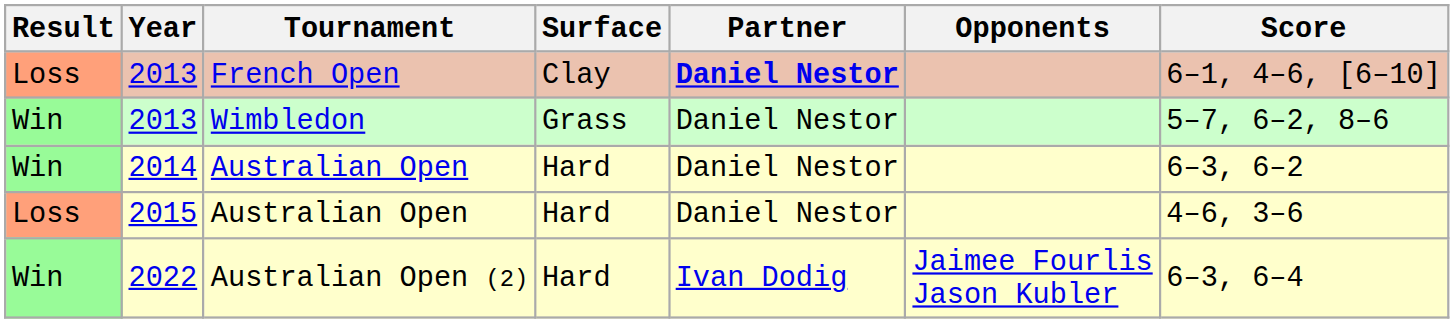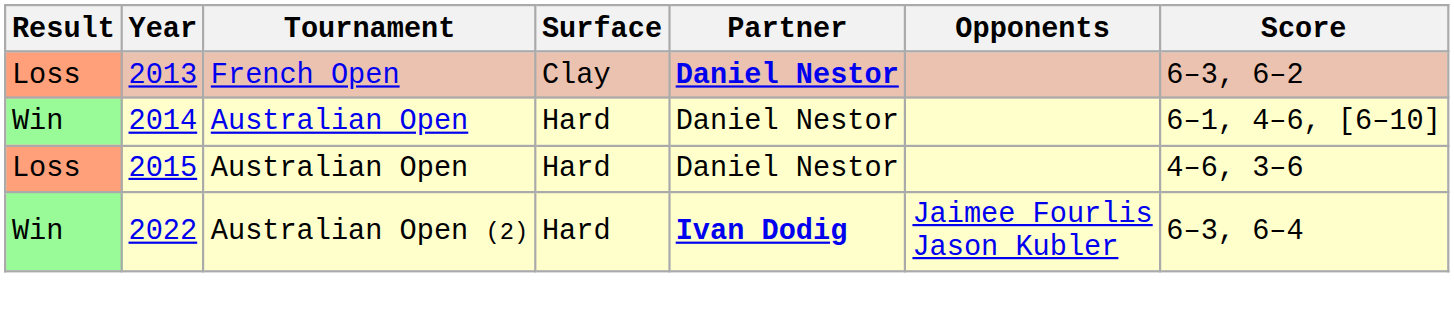(1304, 75) 6–1, 4–6, [6–10] -> (1235, 75) 6–3, 6–2
- row: (163, 122)
(1235, 168) 6–3, 6–2 -> (1304, 122) 6–1, 4–6, [6–10]
(762, 278) normal -> (762, 231) bold
